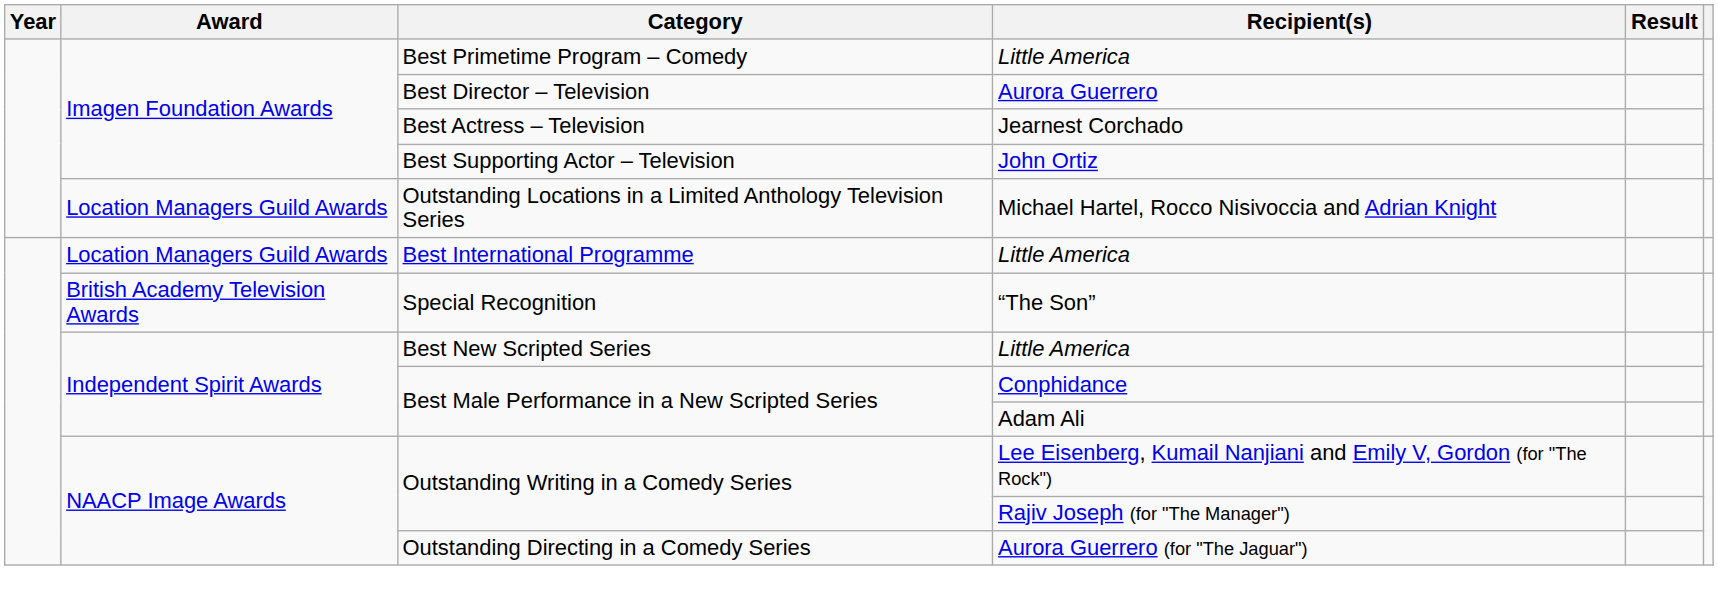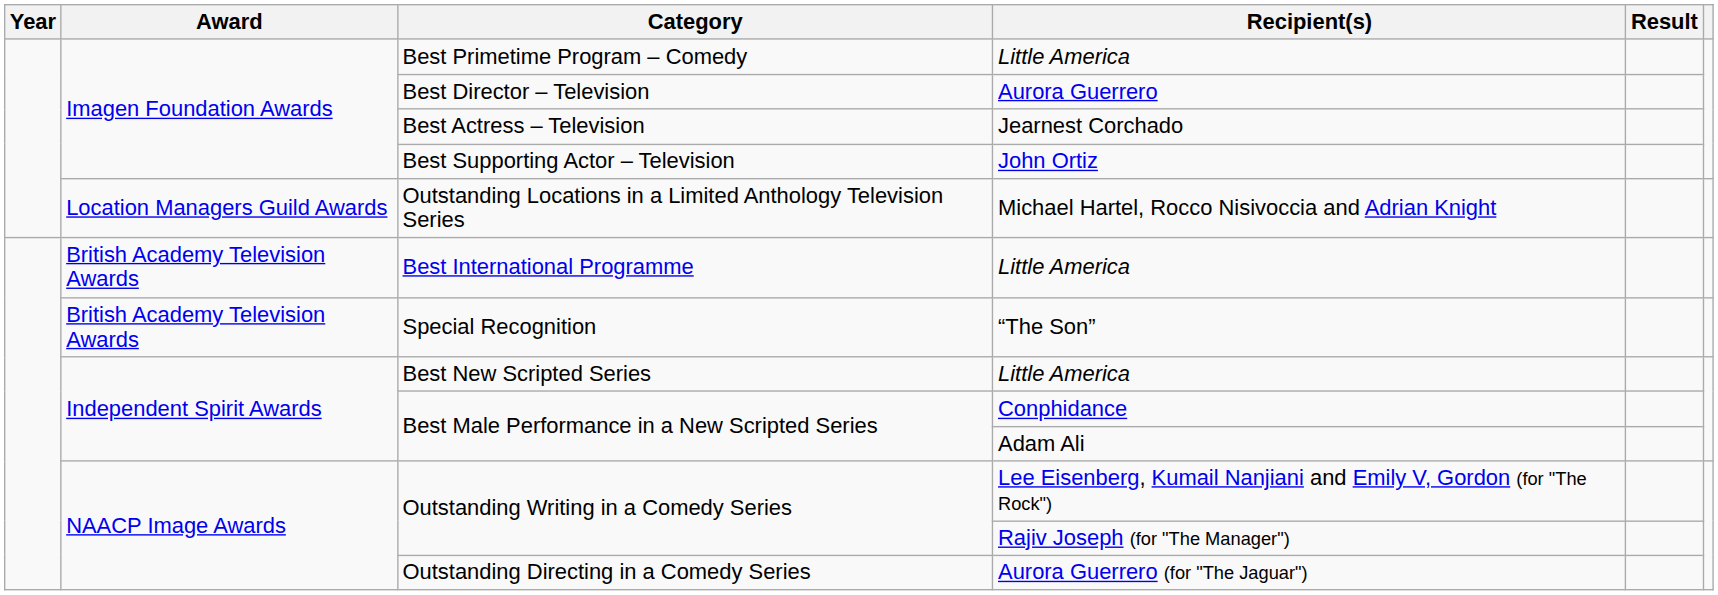(227, 255) Location Managers Guild Awards -> (196, 267) British Academy Television Awards
